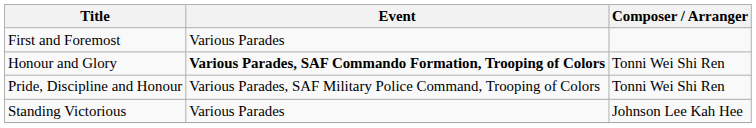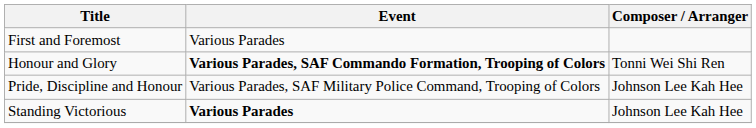(668, 87) Tonni Wei Shi Ren -> (677, 87) Johnson Lee Kah Hee
(237, 110) normal -> (241, 110) bold
